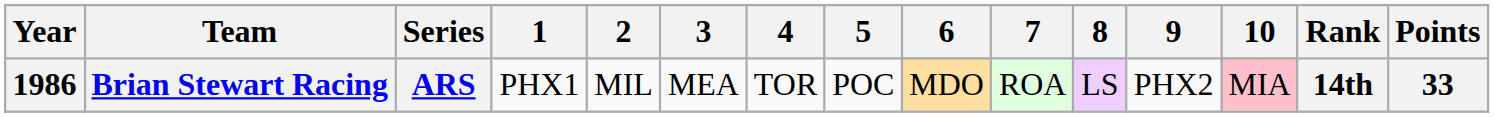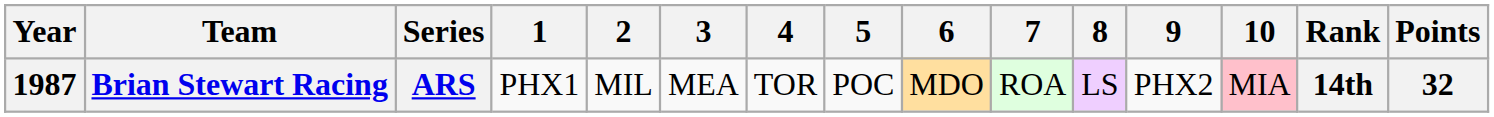(45, 83) 1986 -> (45, 83) 1987
(1438, 83) 33 -> (1438, 83) 32
